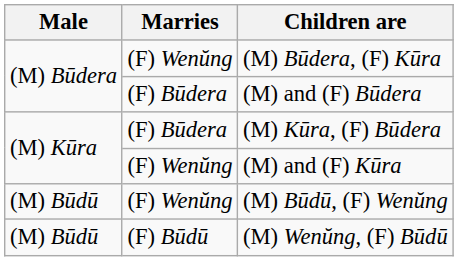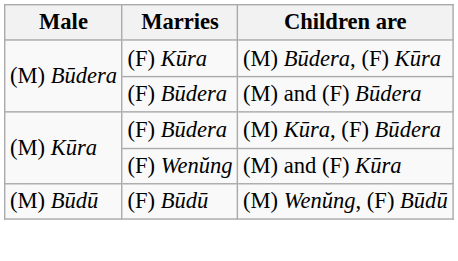(180, 58) (F) Wenŭng -> (167, 58) (F) Kūra
- row: (345, 201)
